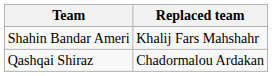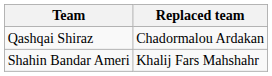rows swapped: (69, 37) <-> (51, 60)
